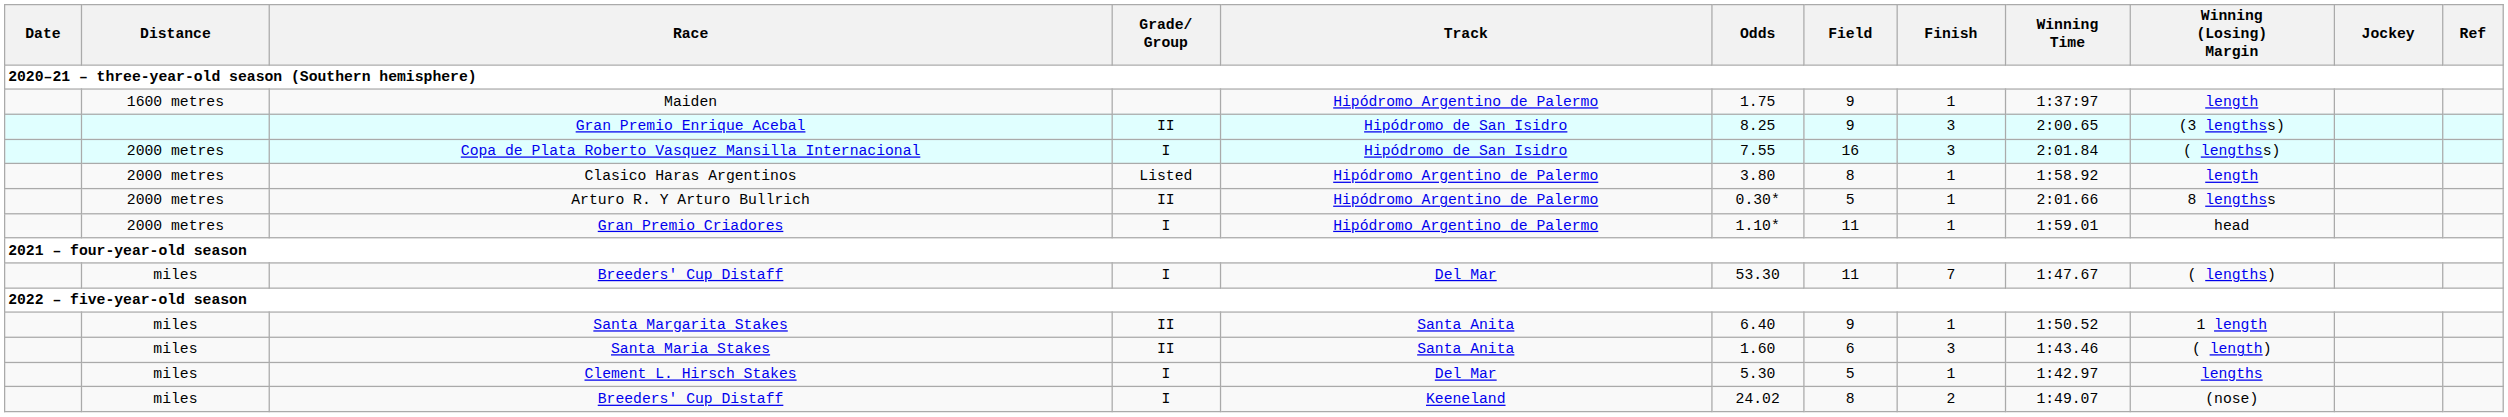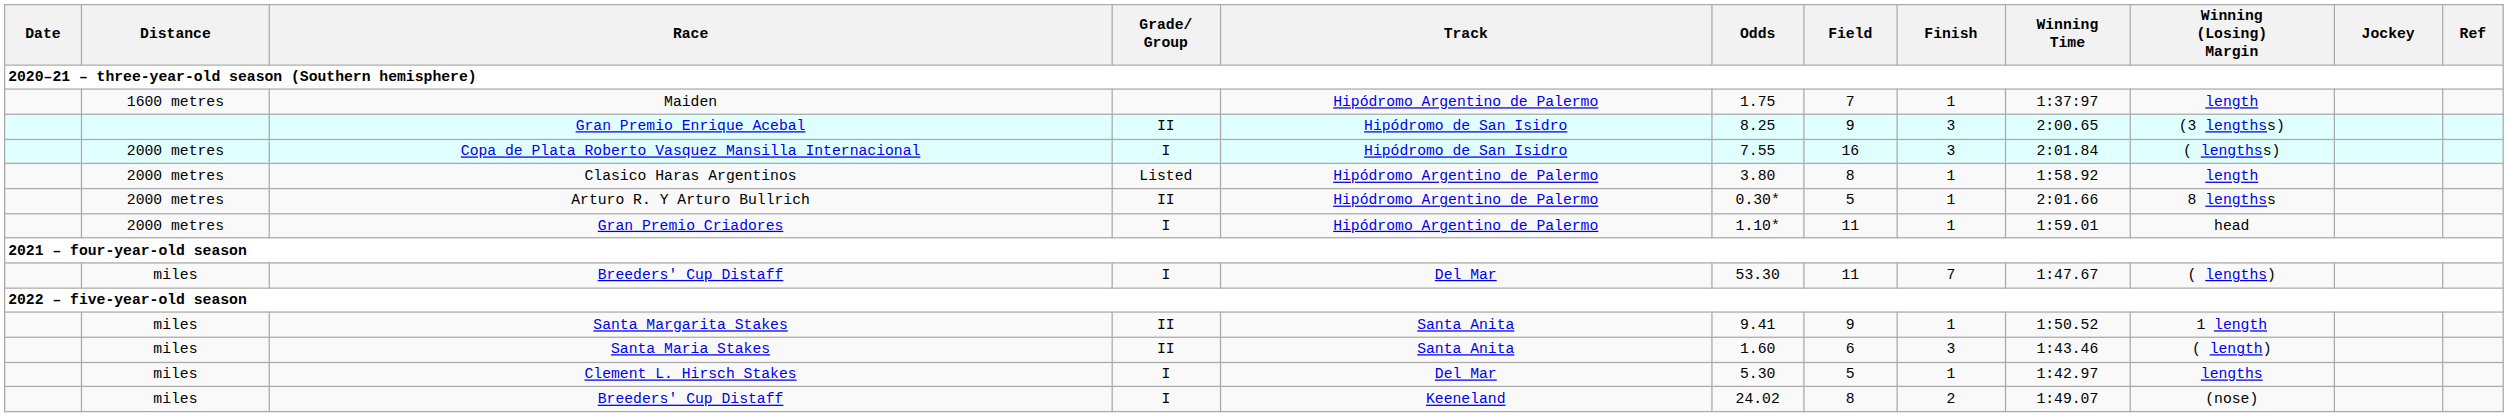(1850, 102) 9 -> (1850, 102) 7
(1758, 324) 6.40 -> (1758, 324) 9.41
